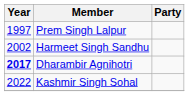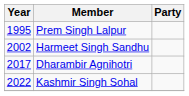(19, 30) 1997 -> (19, 30) 1995
(19, 64) bold -> (19, 64) normal
